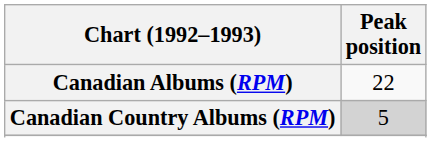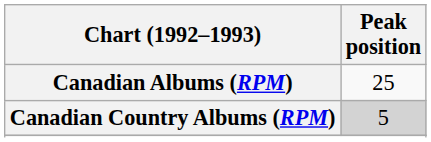(383, 82) 22 -> (383, 82) 25
